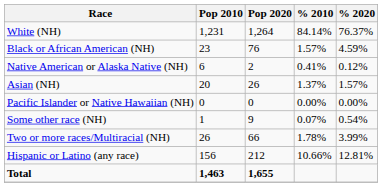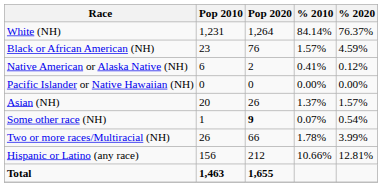rows swapped: (33, 84) <-> (100, 102)
(251, 119) normal -> (251, 119) bold
